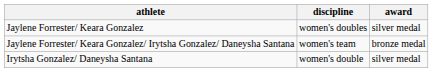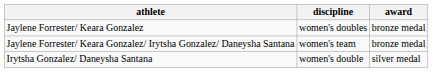(396, 28) silver medal -> (399, 28) bronze medal
